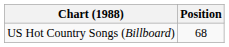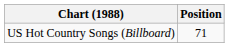(201, 33) 68 -> (201, 33) 71
